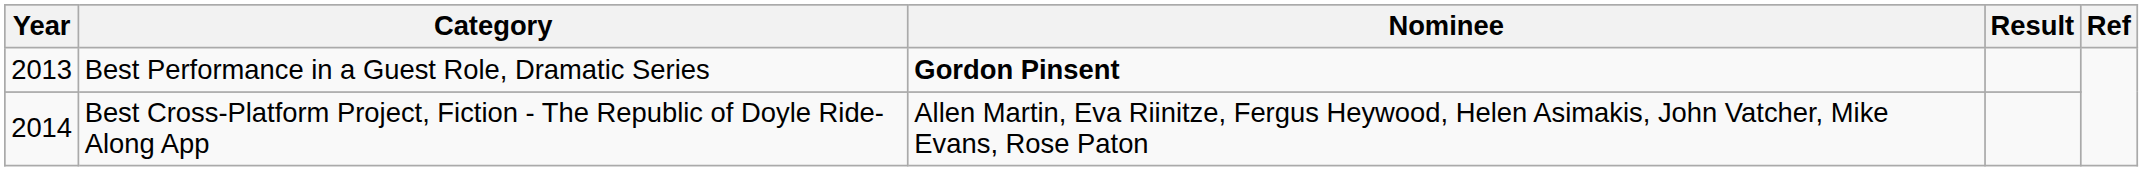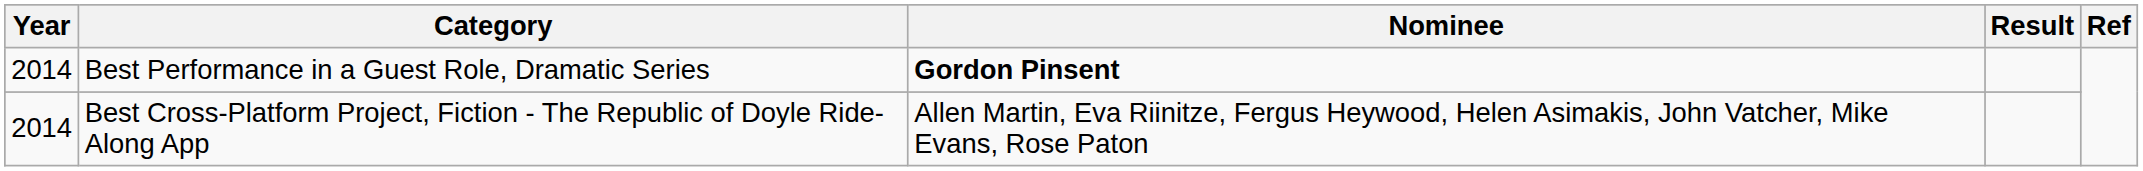(42, 69) 2013 -> (42, 69) 2014
